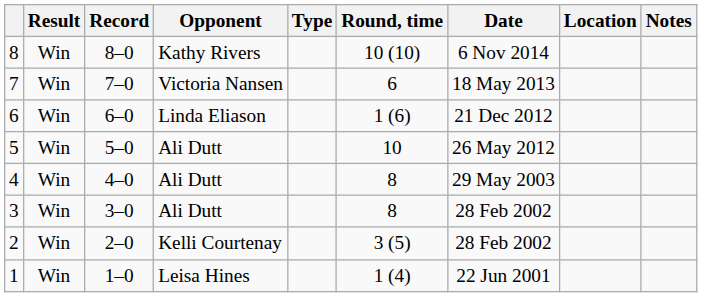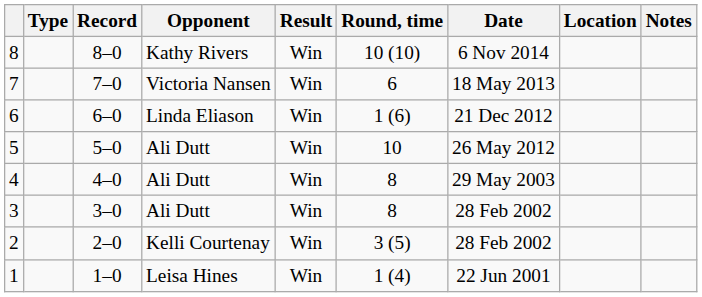columns swapped: (54, 20) <-> (312, 20)
